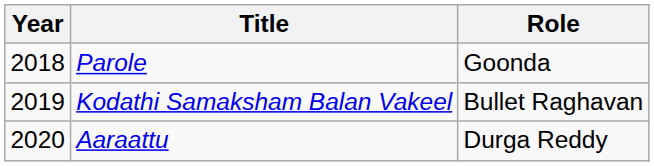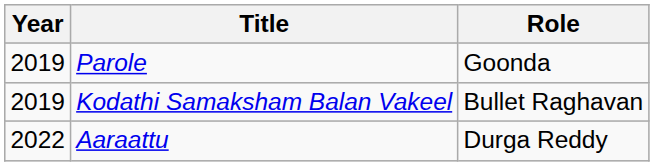(38, 62) 2018 -> (38, 62) 2019
(38, 140) 2020 -> (38, 140) 2022
